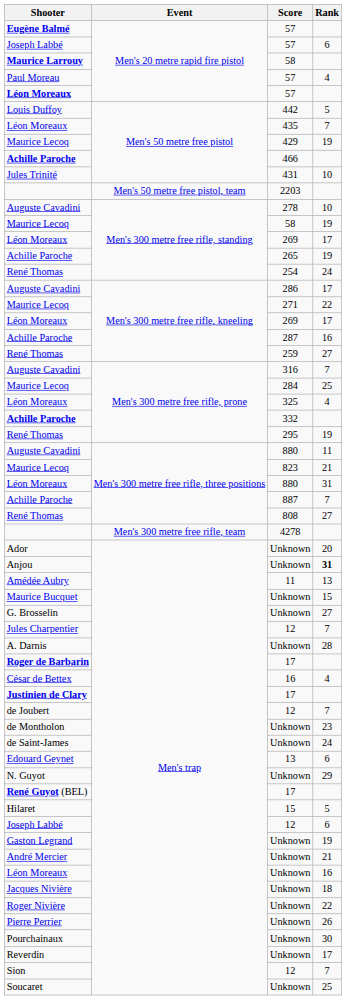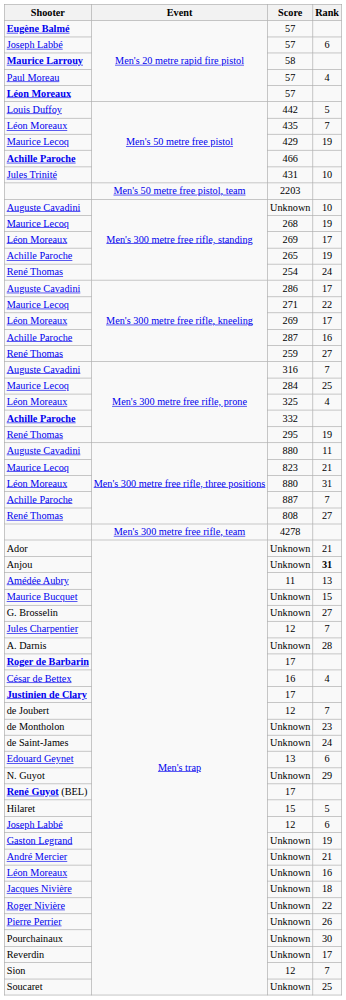(290, 207) 278 -> (290, 207) Unknown
(290, 223) 58 -> (290, 223) 268
(327, 548) 20 -> (327, 548) 21
